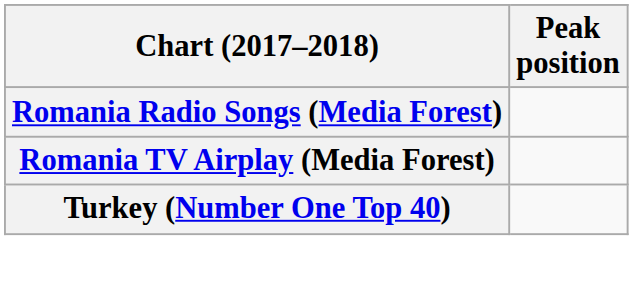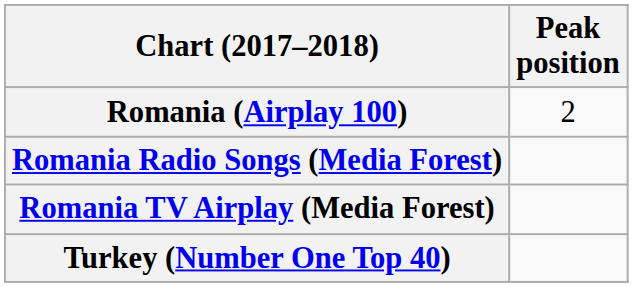+ row: (257, 111)
